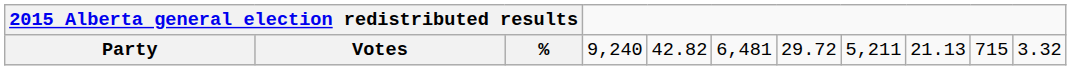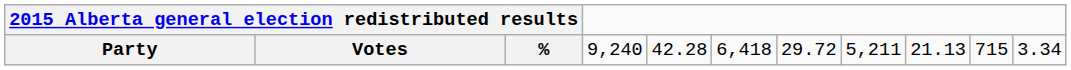(680, 50) 42.82 -> (680, 50) 42.28
(744, 50) 6,481 -> (744, 50) 6,418
(1039, 50) 3.32 -> (1039, 50) 3.34
